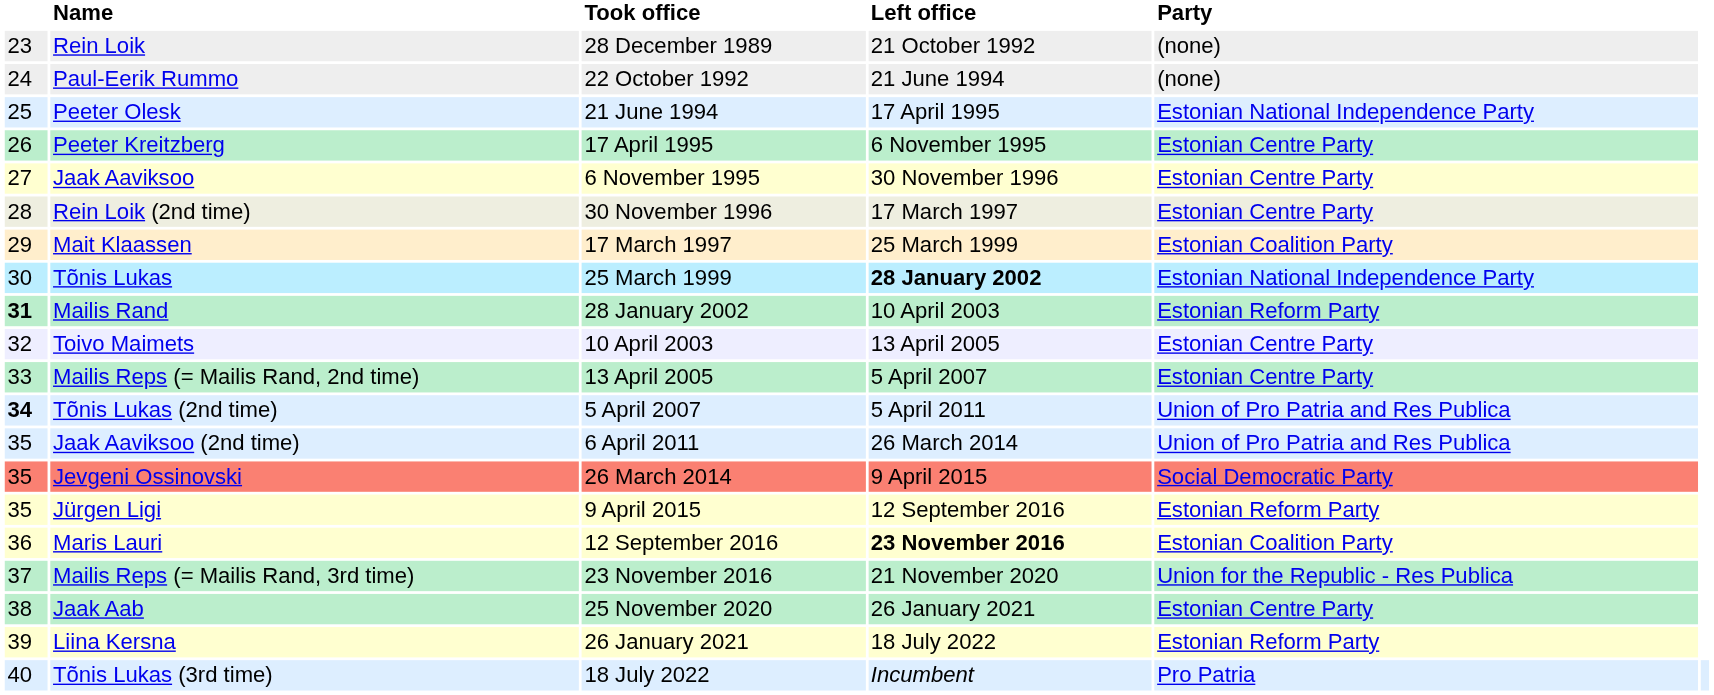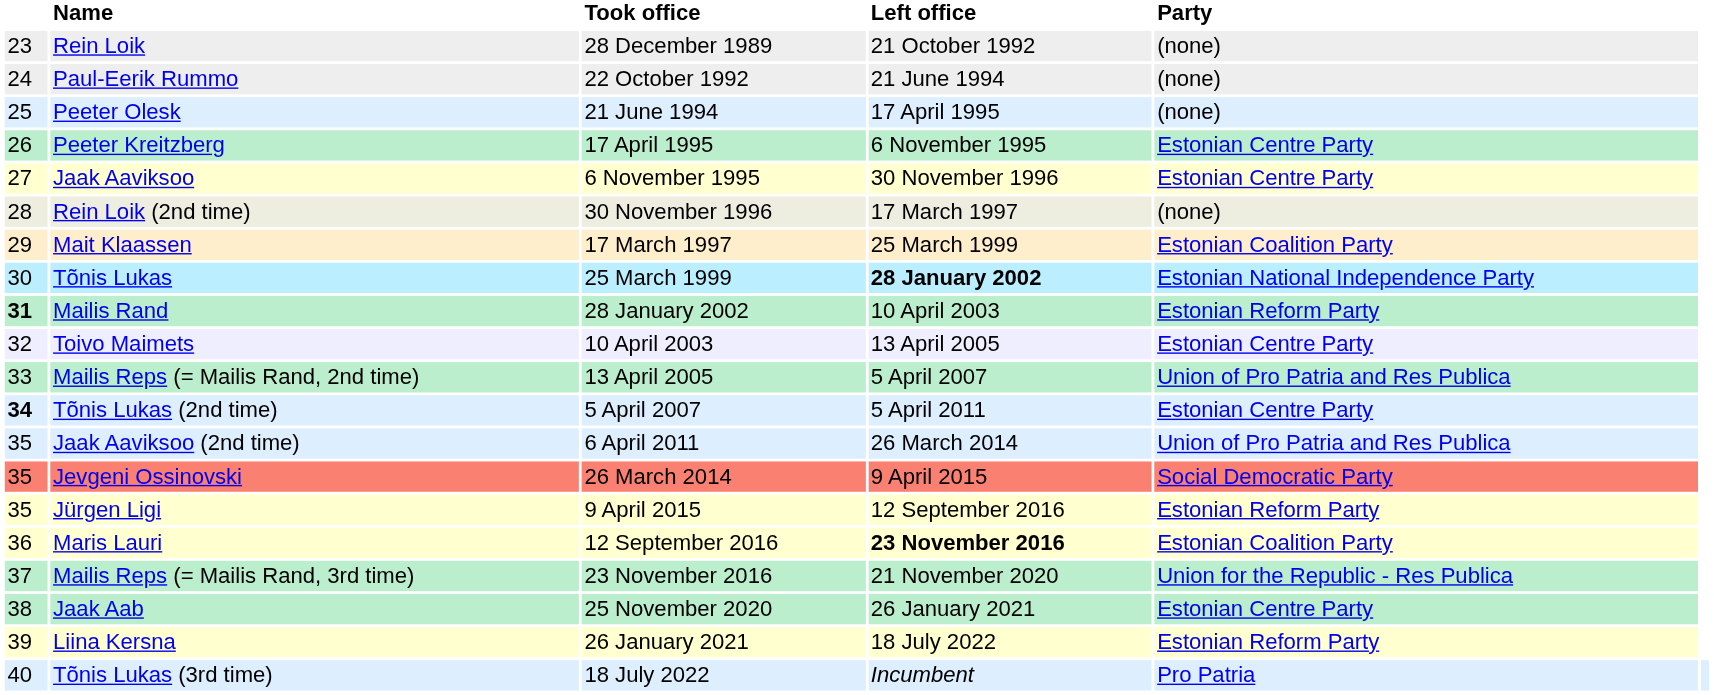(1346, 112) Estonian National Independence Party -> (1189, 112) (none)
(1265, 211) Estonian Centre Party -> (1189, 211) (none)
(1265, 377) Estonian Centre Party -> (1334, 377) Union of Pro Patria and Res Publica
(1334, 410) Union of Pro Patria and Res Publica -> (1265, 410) Estonian Centre Party
